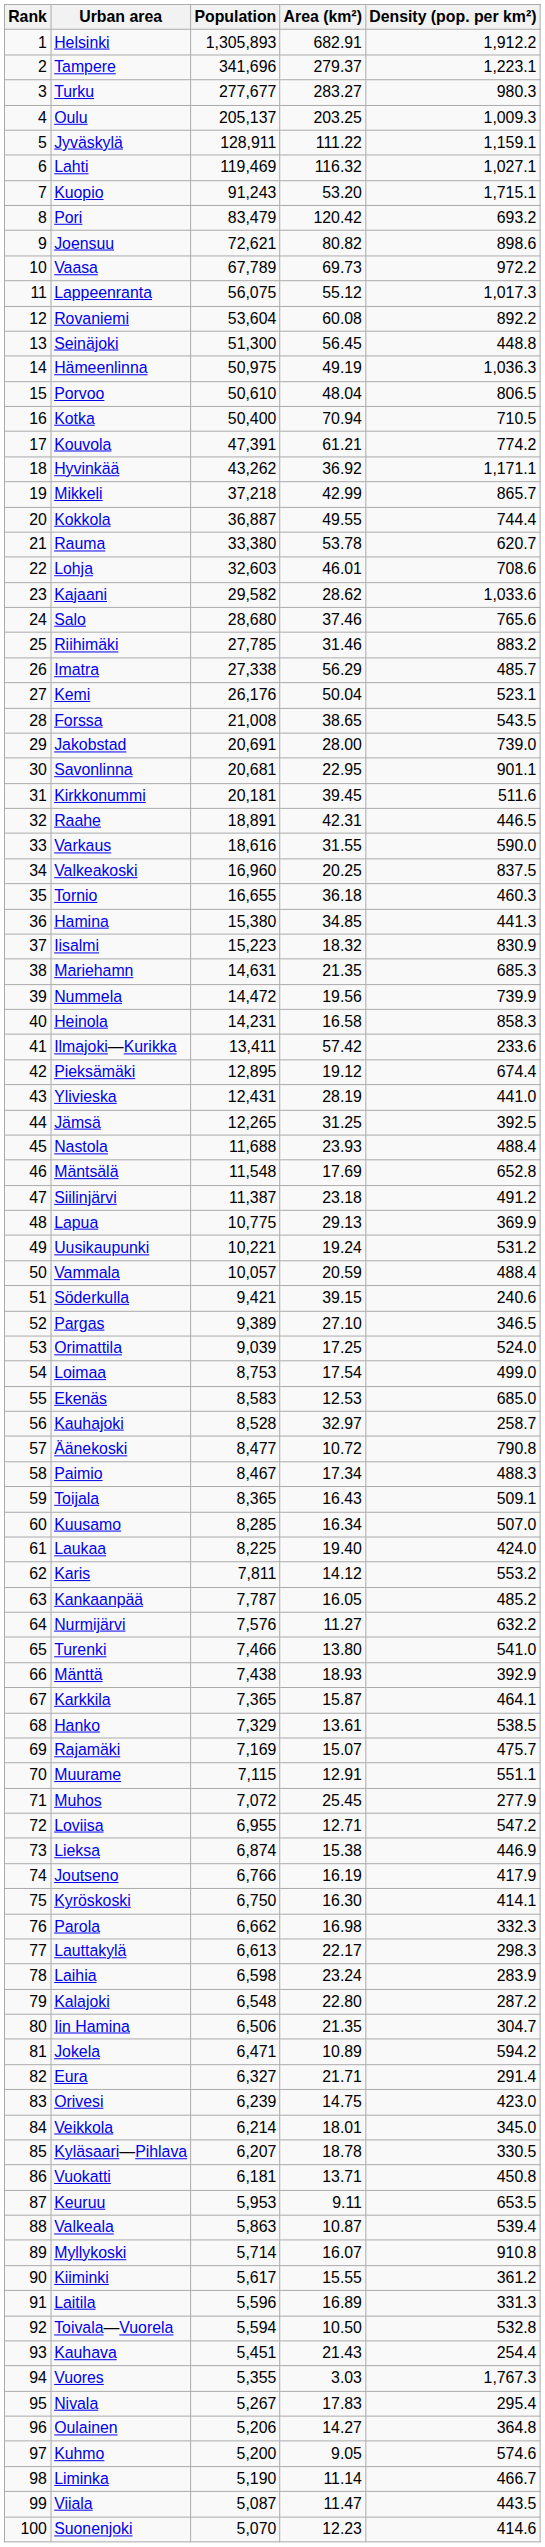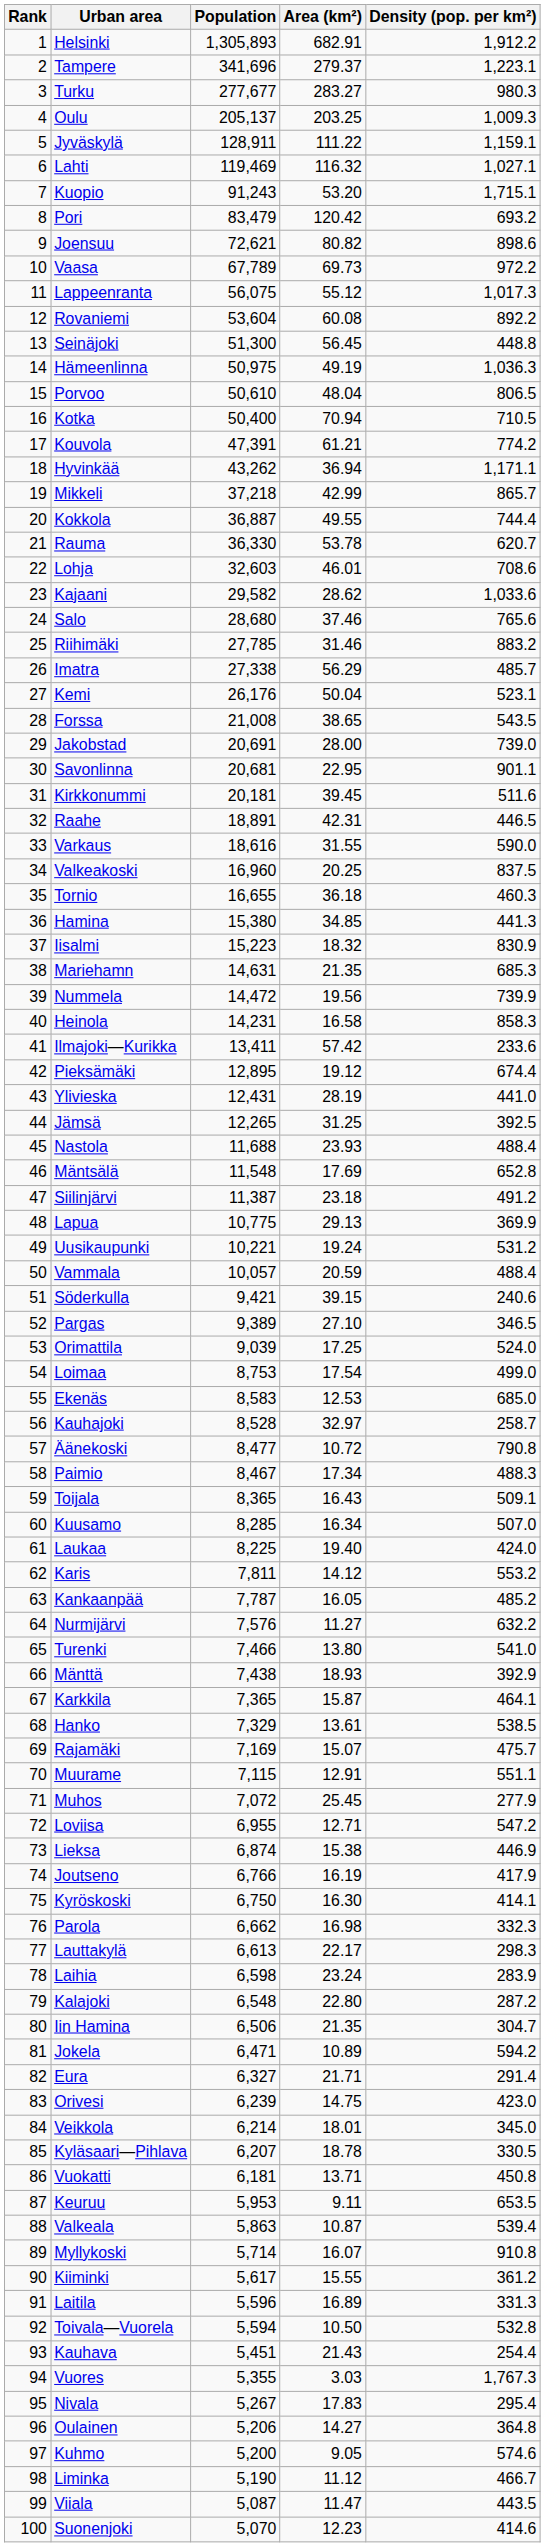(342, 469) 36.92 -> (342, 469) 36.94
(252, 544) 33,380 -> (252, 544) 36,330
(343, 2478) 11.14 -> (343, 2478) 11.12
